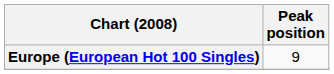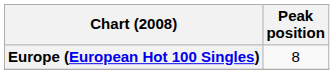(296, 57) 9 -> (296, 57) 8
